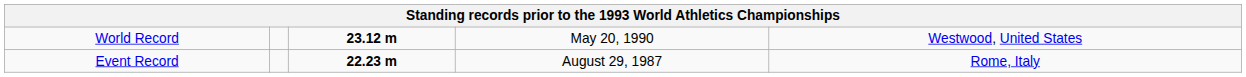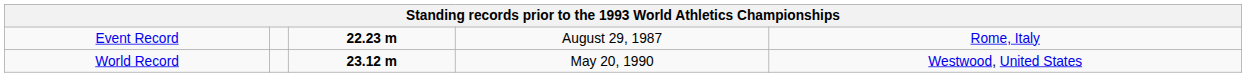rows swapped: (137, 38) <-> (137, 60)
